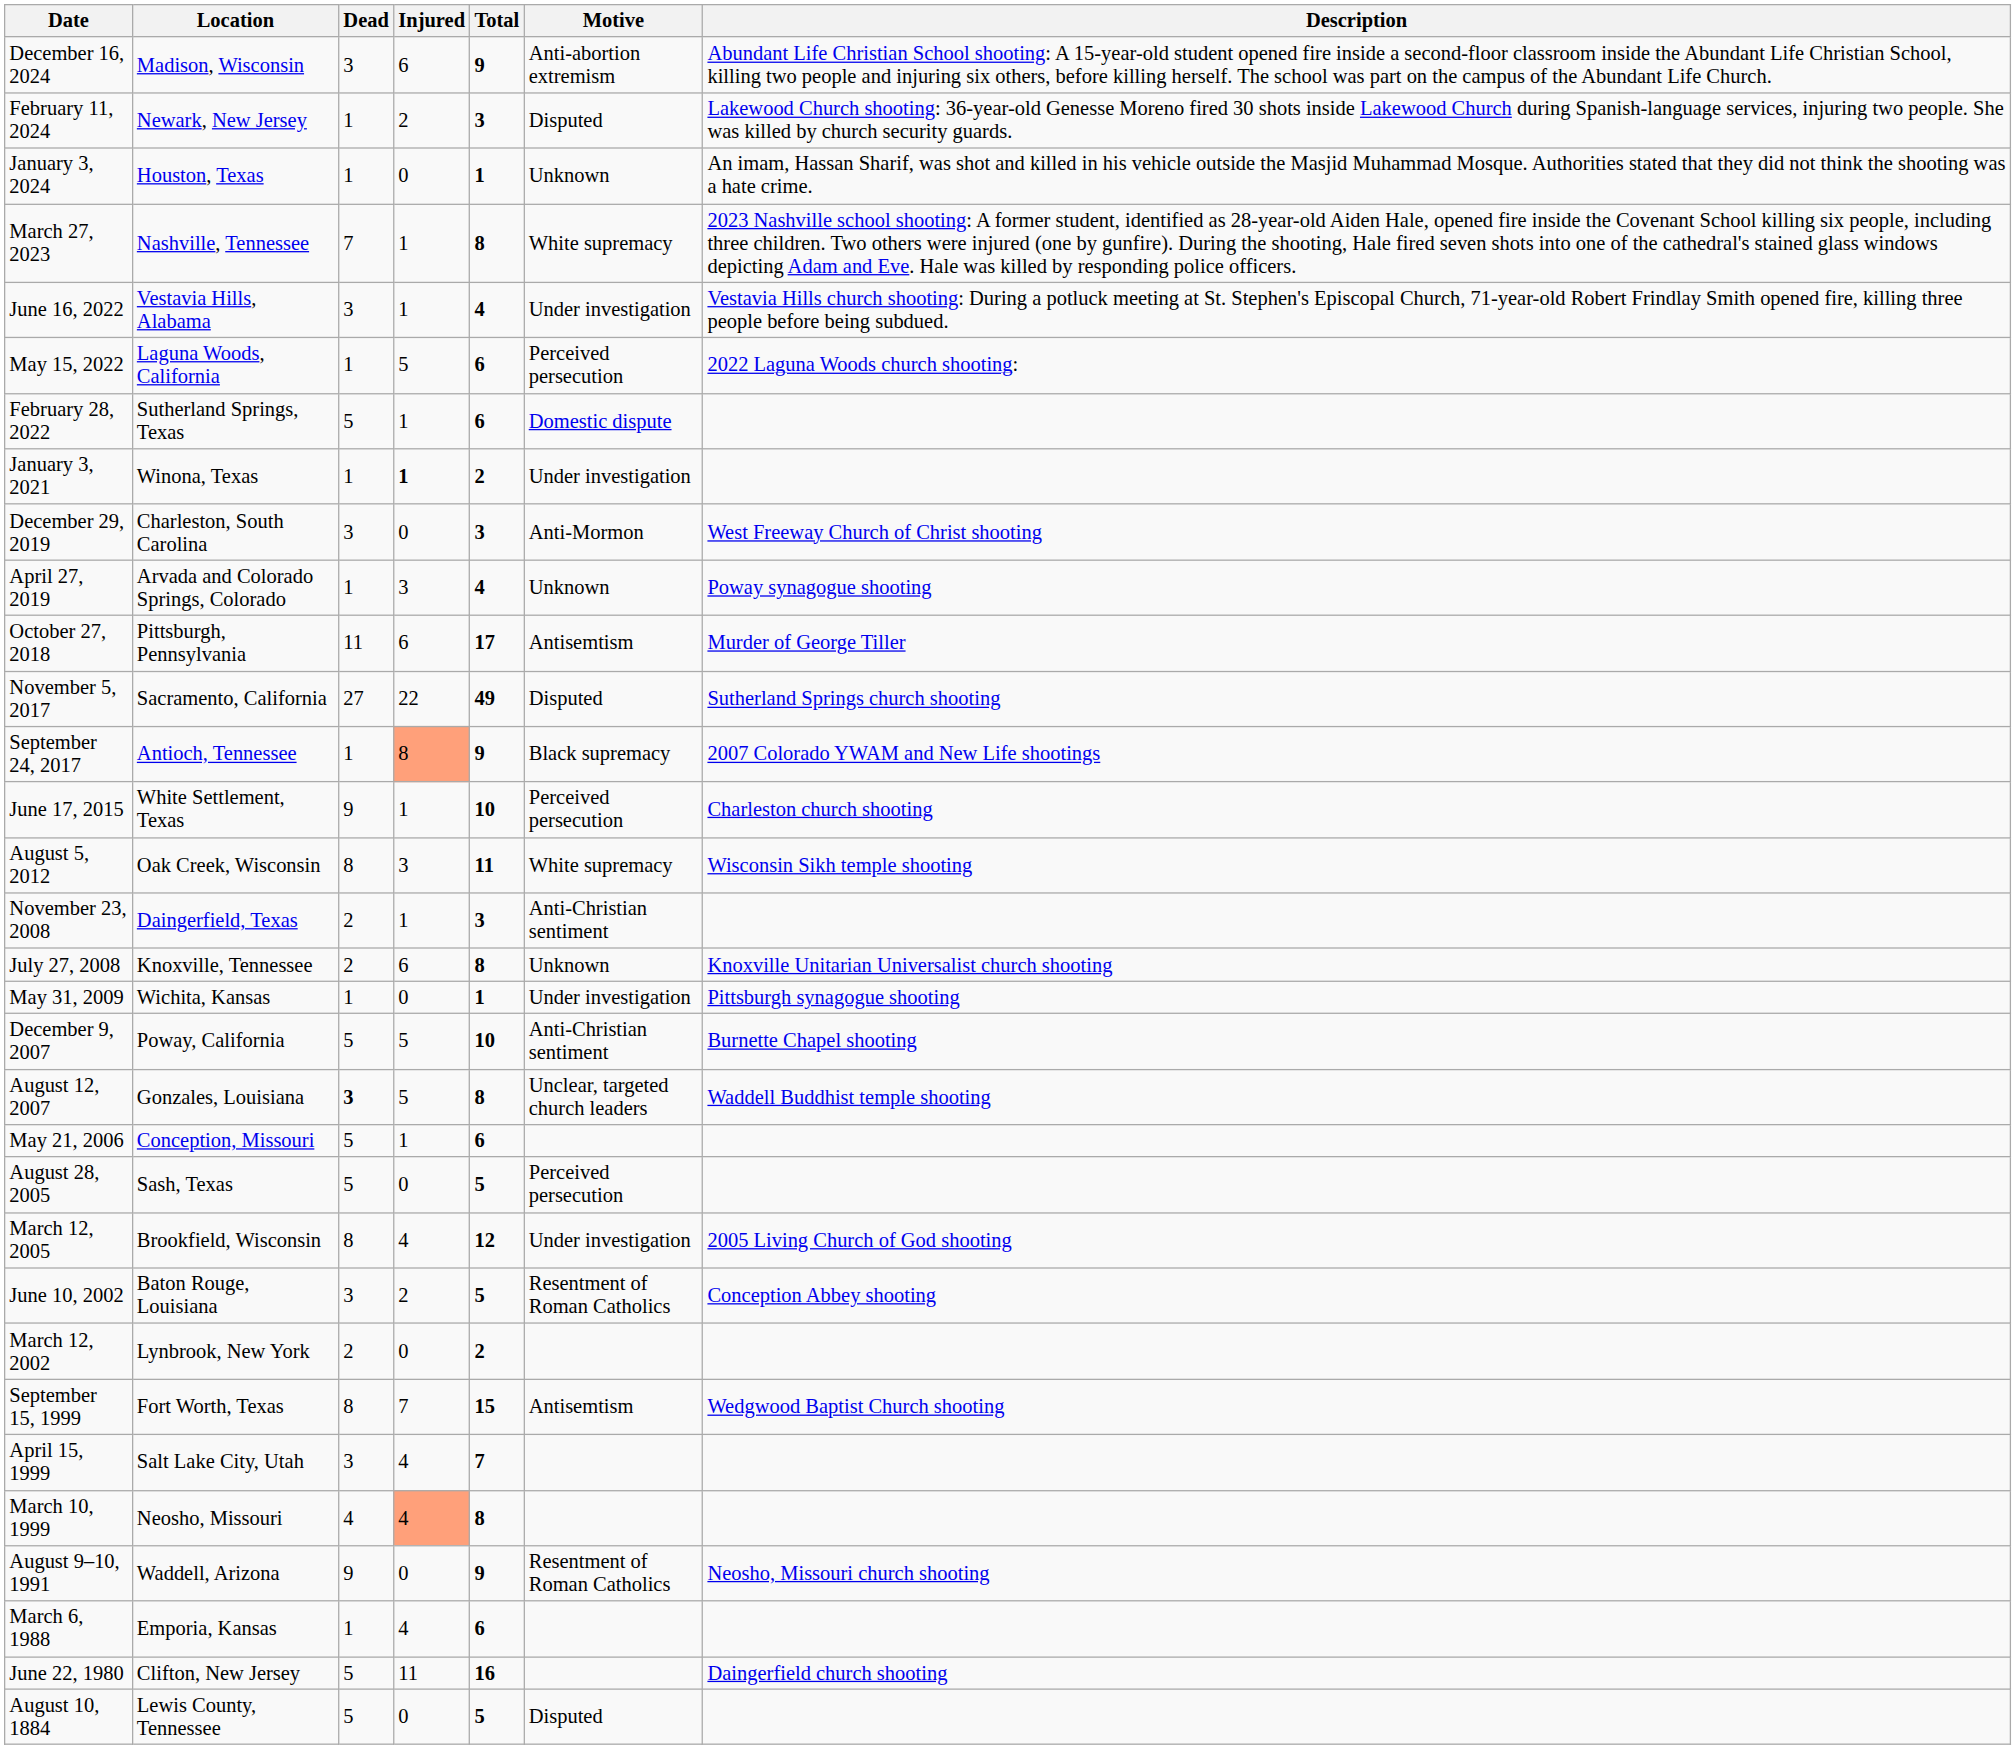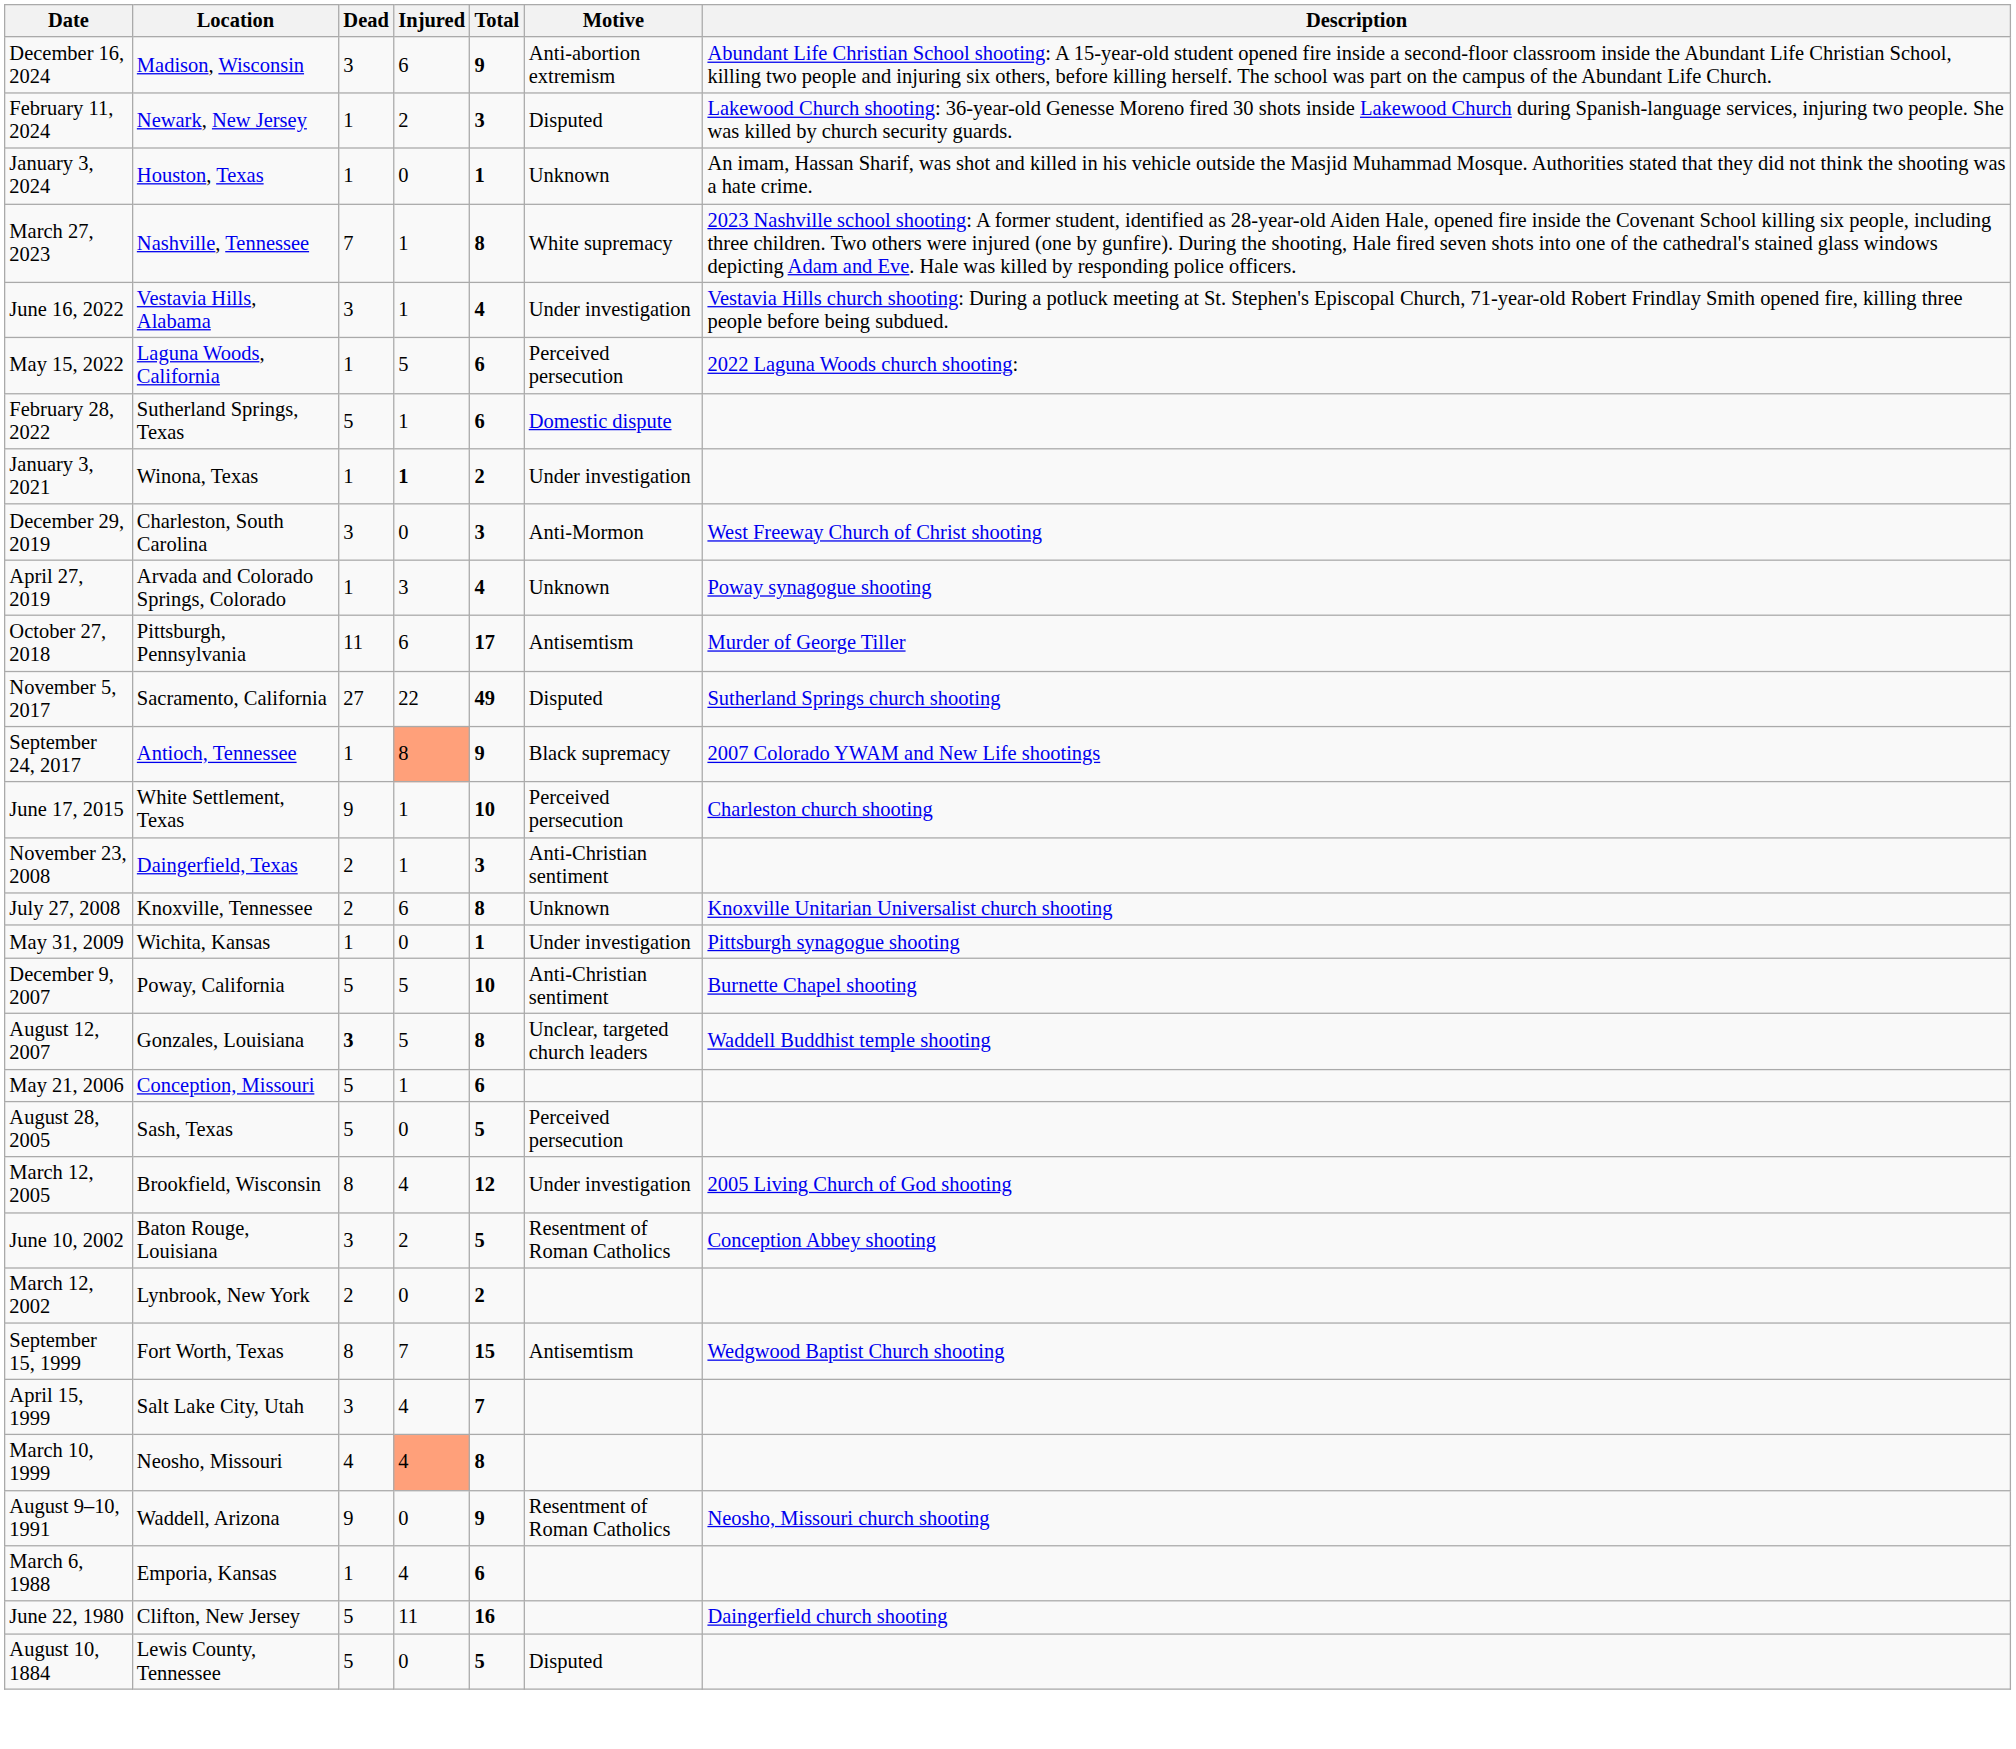- row: (49, 865)
